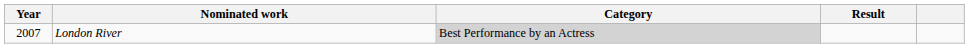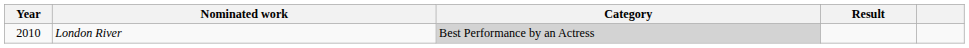(28, 33) 2007 -> (28, 33) 2010
